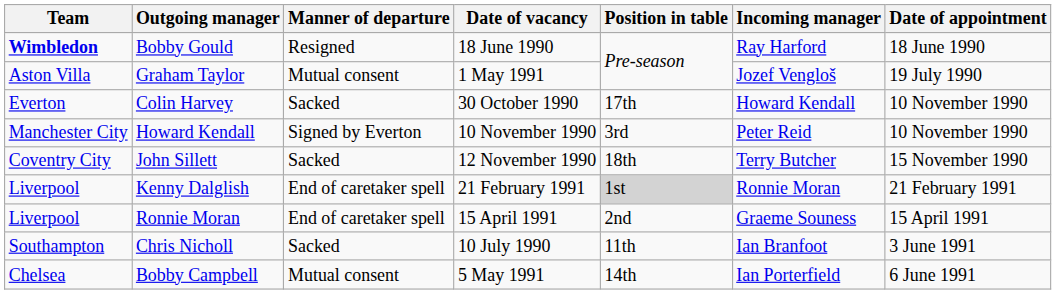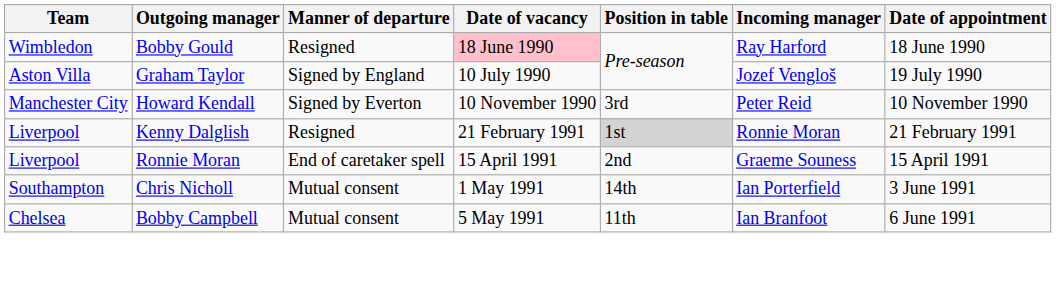(53, 47) bold -> (51, 47) normal
(506, 47) no background -> (506, 47) pink background
(344, 75) Mutual consent -> (356, 75) Signed by England
(501, 75) 1 May 1991 -> (504, 75) 10 July 1990
- row: (184, 103)
- row: (176, 160)
(366, 189) End of caretaker spell -> (321, 132) Resigned
(314, 246) Sacked -> (344, 189) Mutual consent
(504, 246) 10 July 1990 -> (501, 189) 1 May 1991
(620, 246) 11th -> (620, 189) 14th
(782, 246) Ian Branfoot -> (788, 189) Ian Porterfield
(620, 274) 14th -> (620, 217) 11th
(788, 274) Ian Porterfield -> (782, 217) Ian Branfoot
